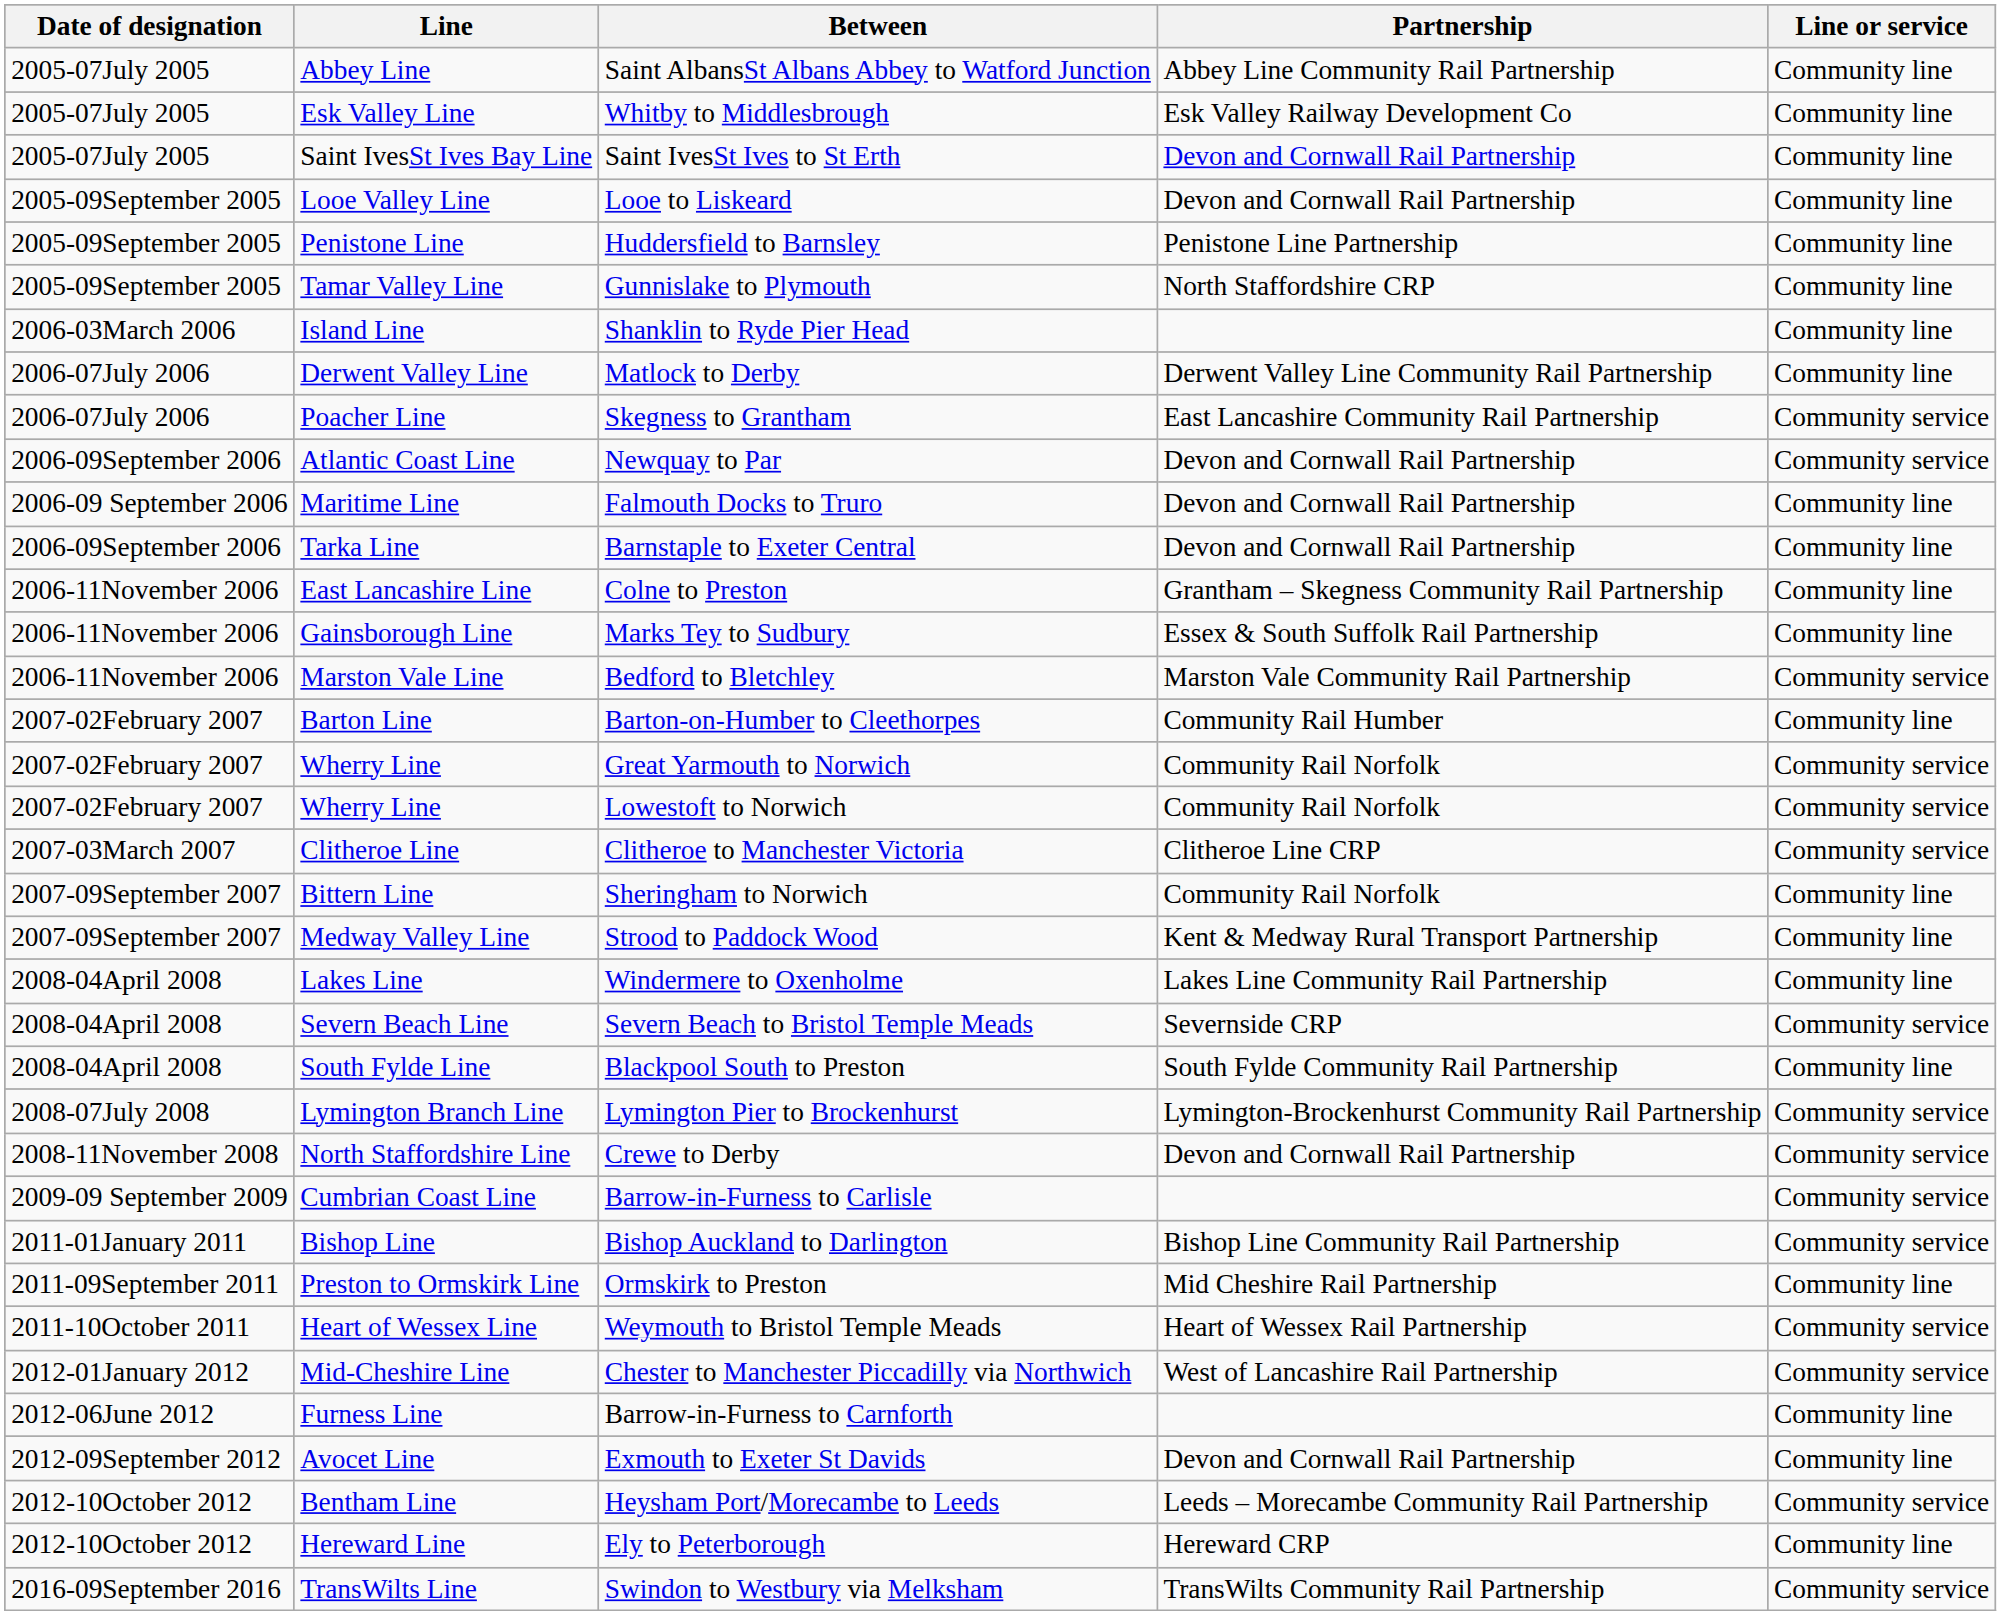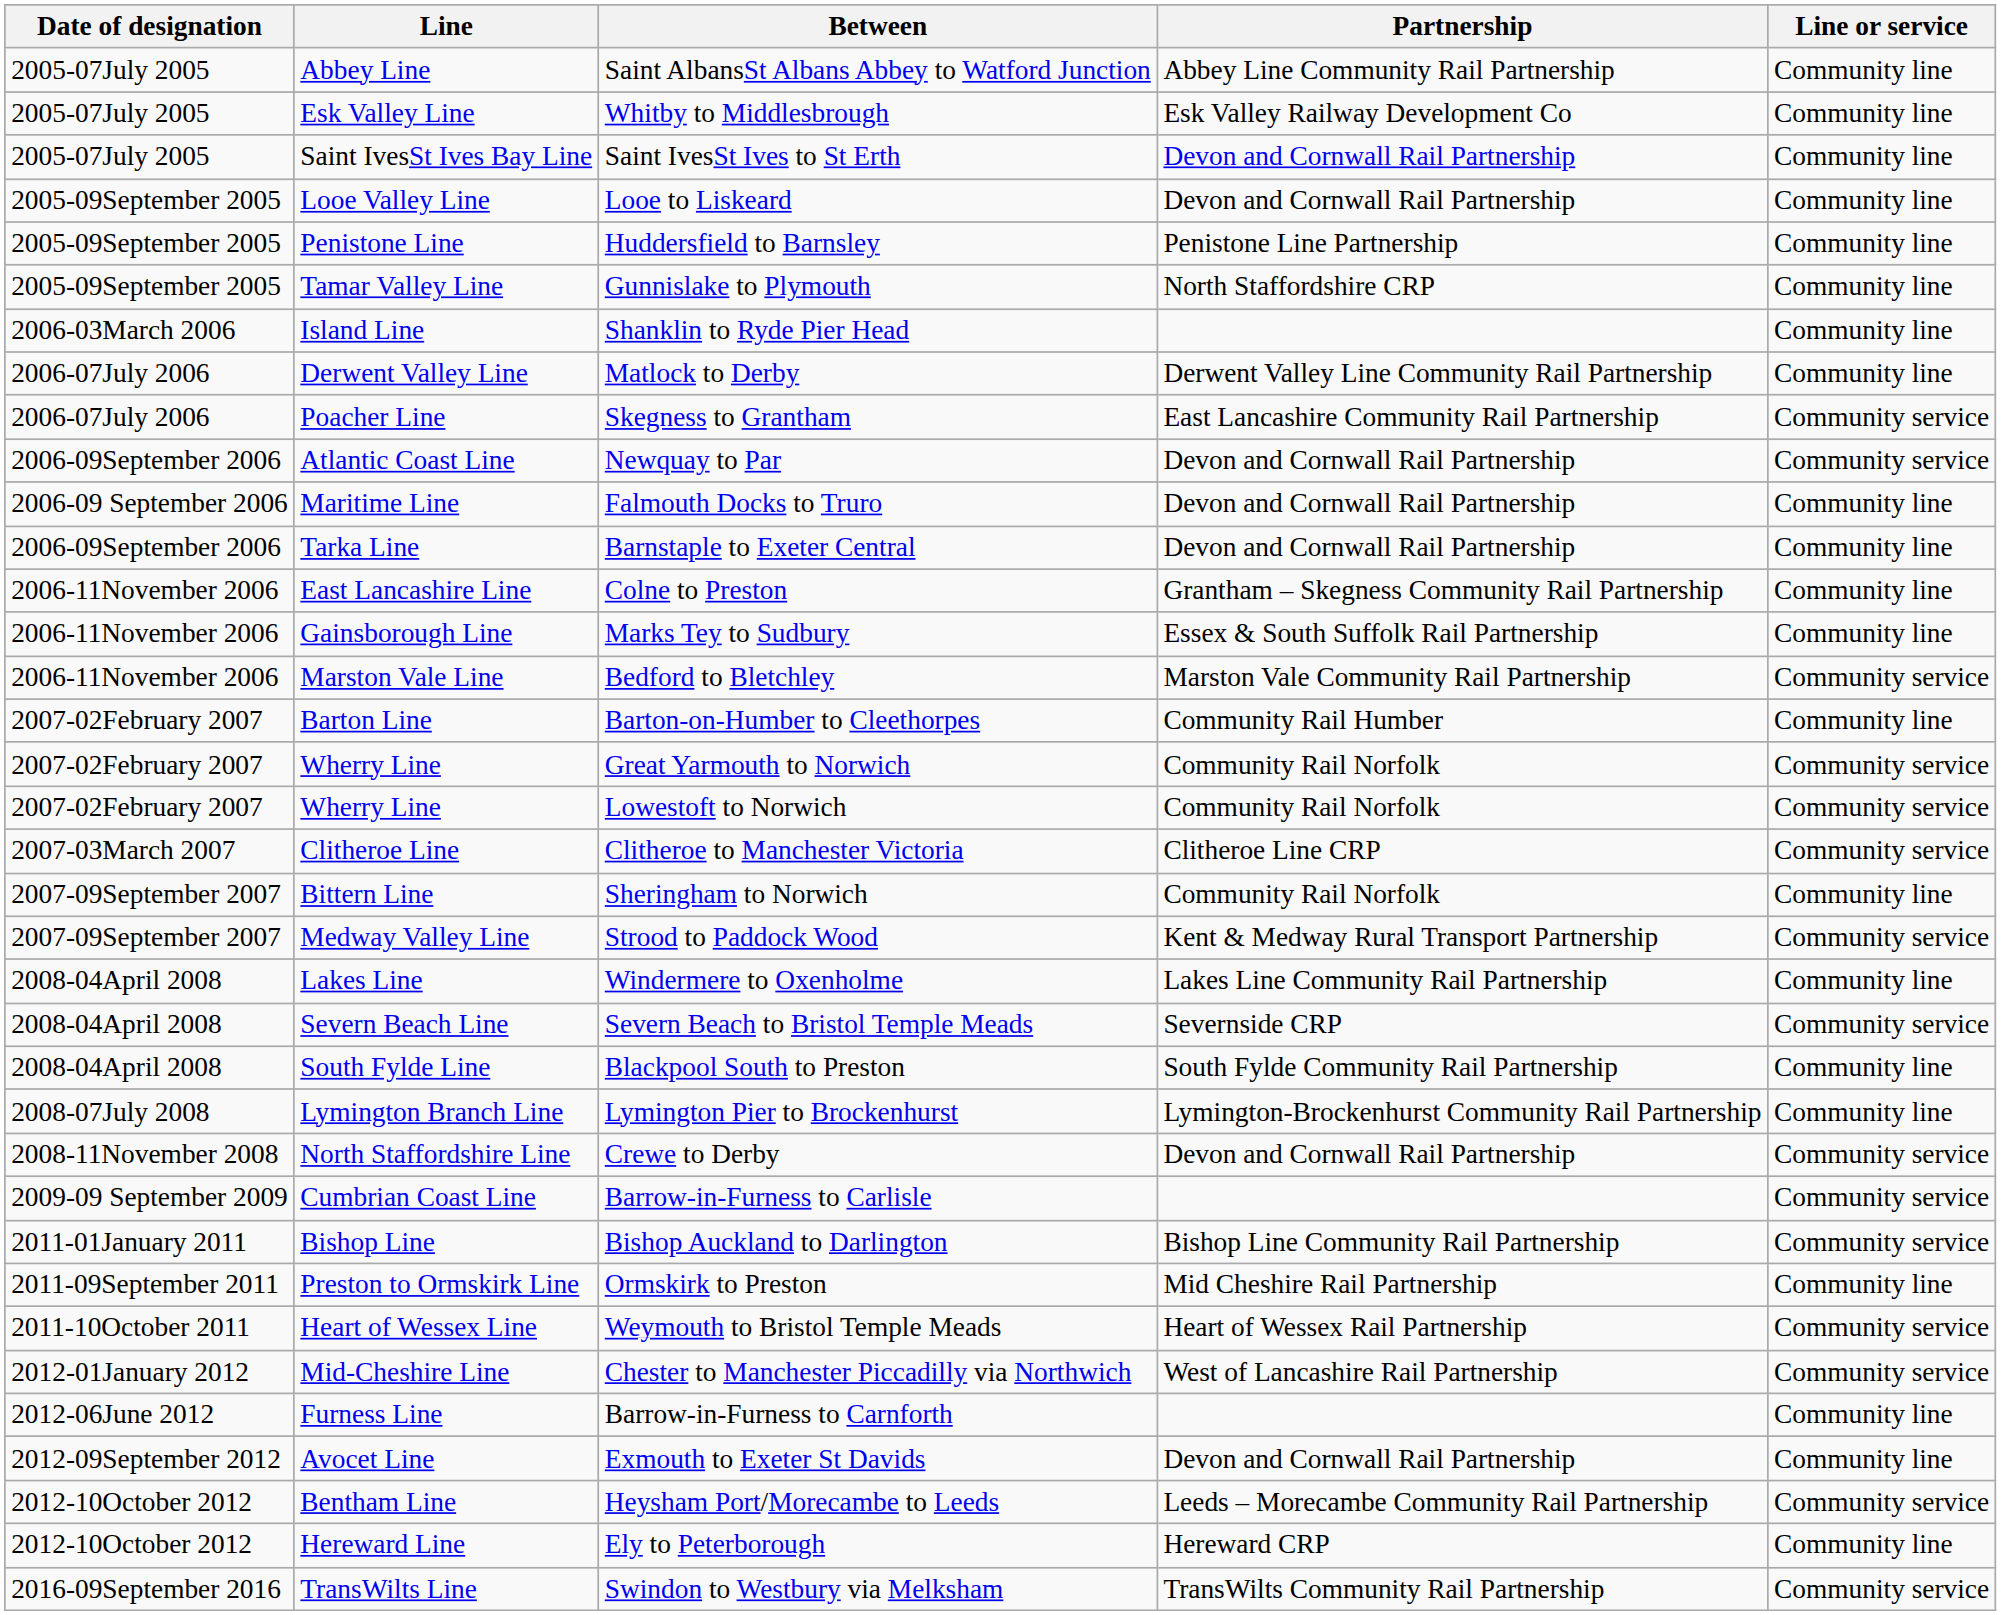(1863, 937) Community line -> (1882, 937) Community service
(1882, 1110) Community service -> (1863, 1110) Community line
